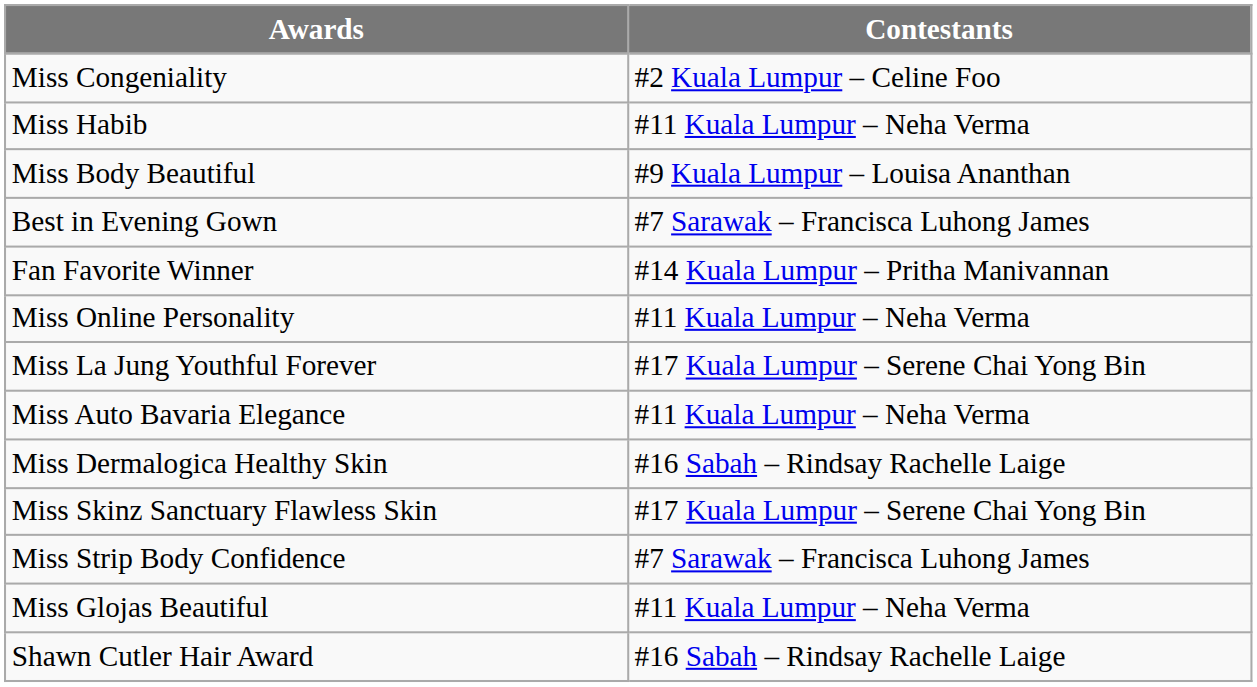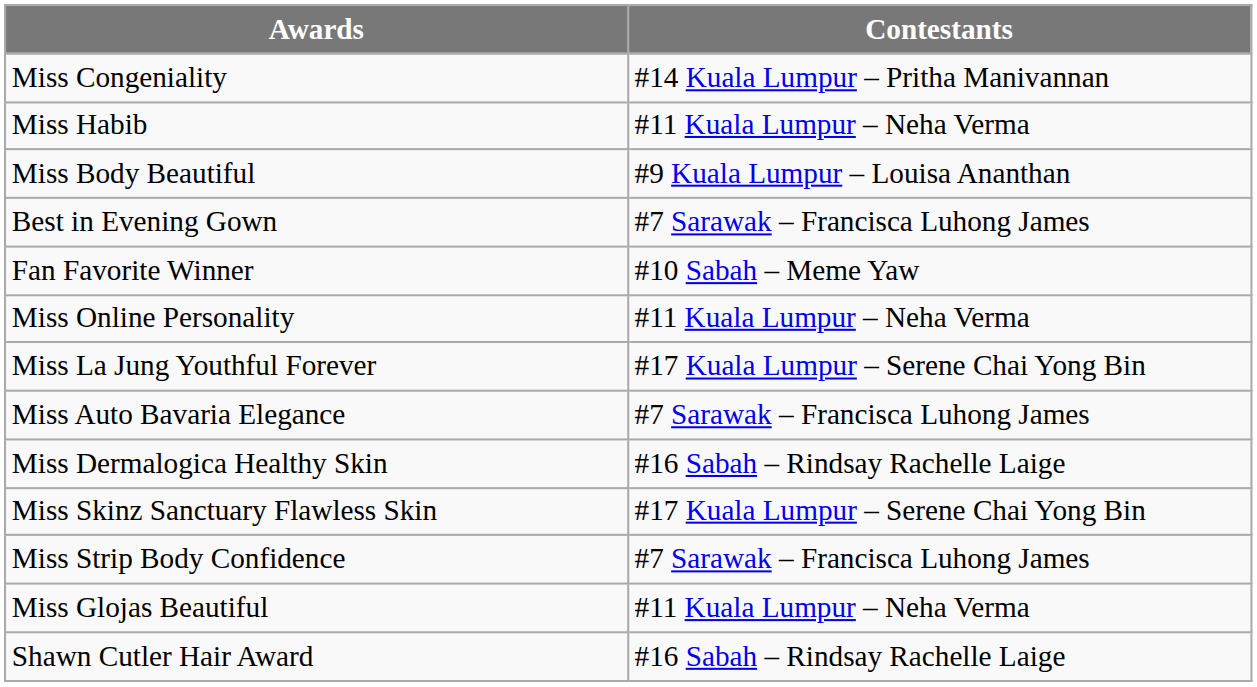(818, 77) #2 Kuala Lumpur – Celine Foo -> (872, 77) #14 Kuala Lumpur – Pritha Manivannan
(872, 270) #14 Kuala Lumpur – Pritha Manivannan -> (777, 270) #10 Sabah – Meme Yaw
(832, 414) #11 Kuala Lumpur – Neha Verma -> (862, 414) #7 Sarawak – Francisca Luhong James
